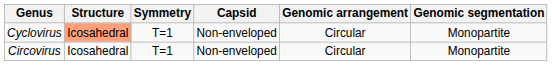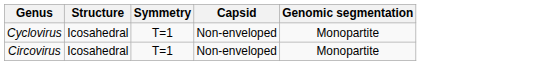- column: (345, 13)
(98, 32) lightsalmon background -> (98, 32) no background
